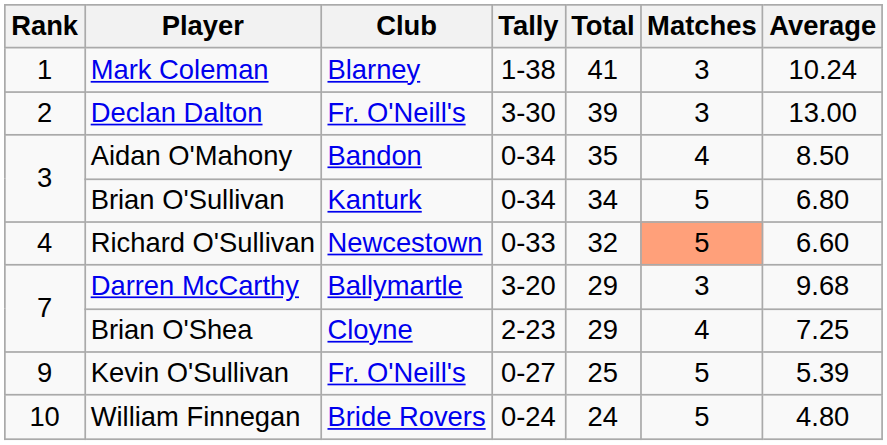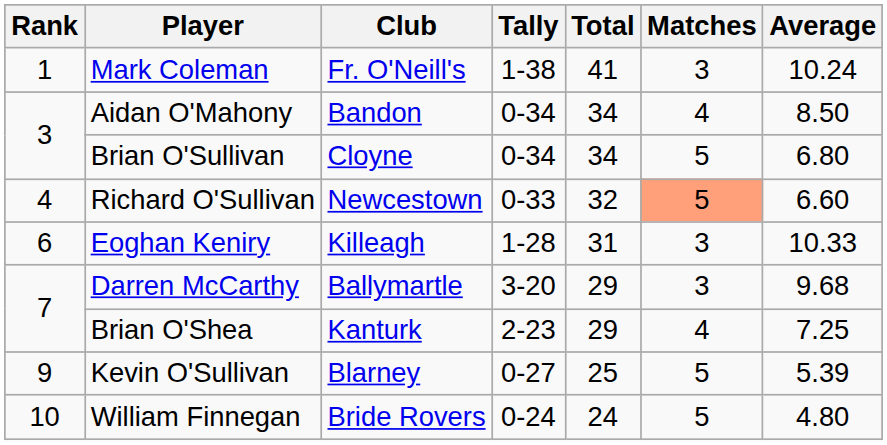(374, 69) Blarney -> (397, 69) Fr. O'Neill's
- row: (177, 112)
(603, 156) 35 -> (603, 112) 34
(375, 199) Kanturk -> (370, 156) Cloyne
+ row: (180, 243)
(370, 329) Cloyne -> (375, 329) Kanturk
(397, 373) Fr. O'Neill's -> (374, 373) Blarney
